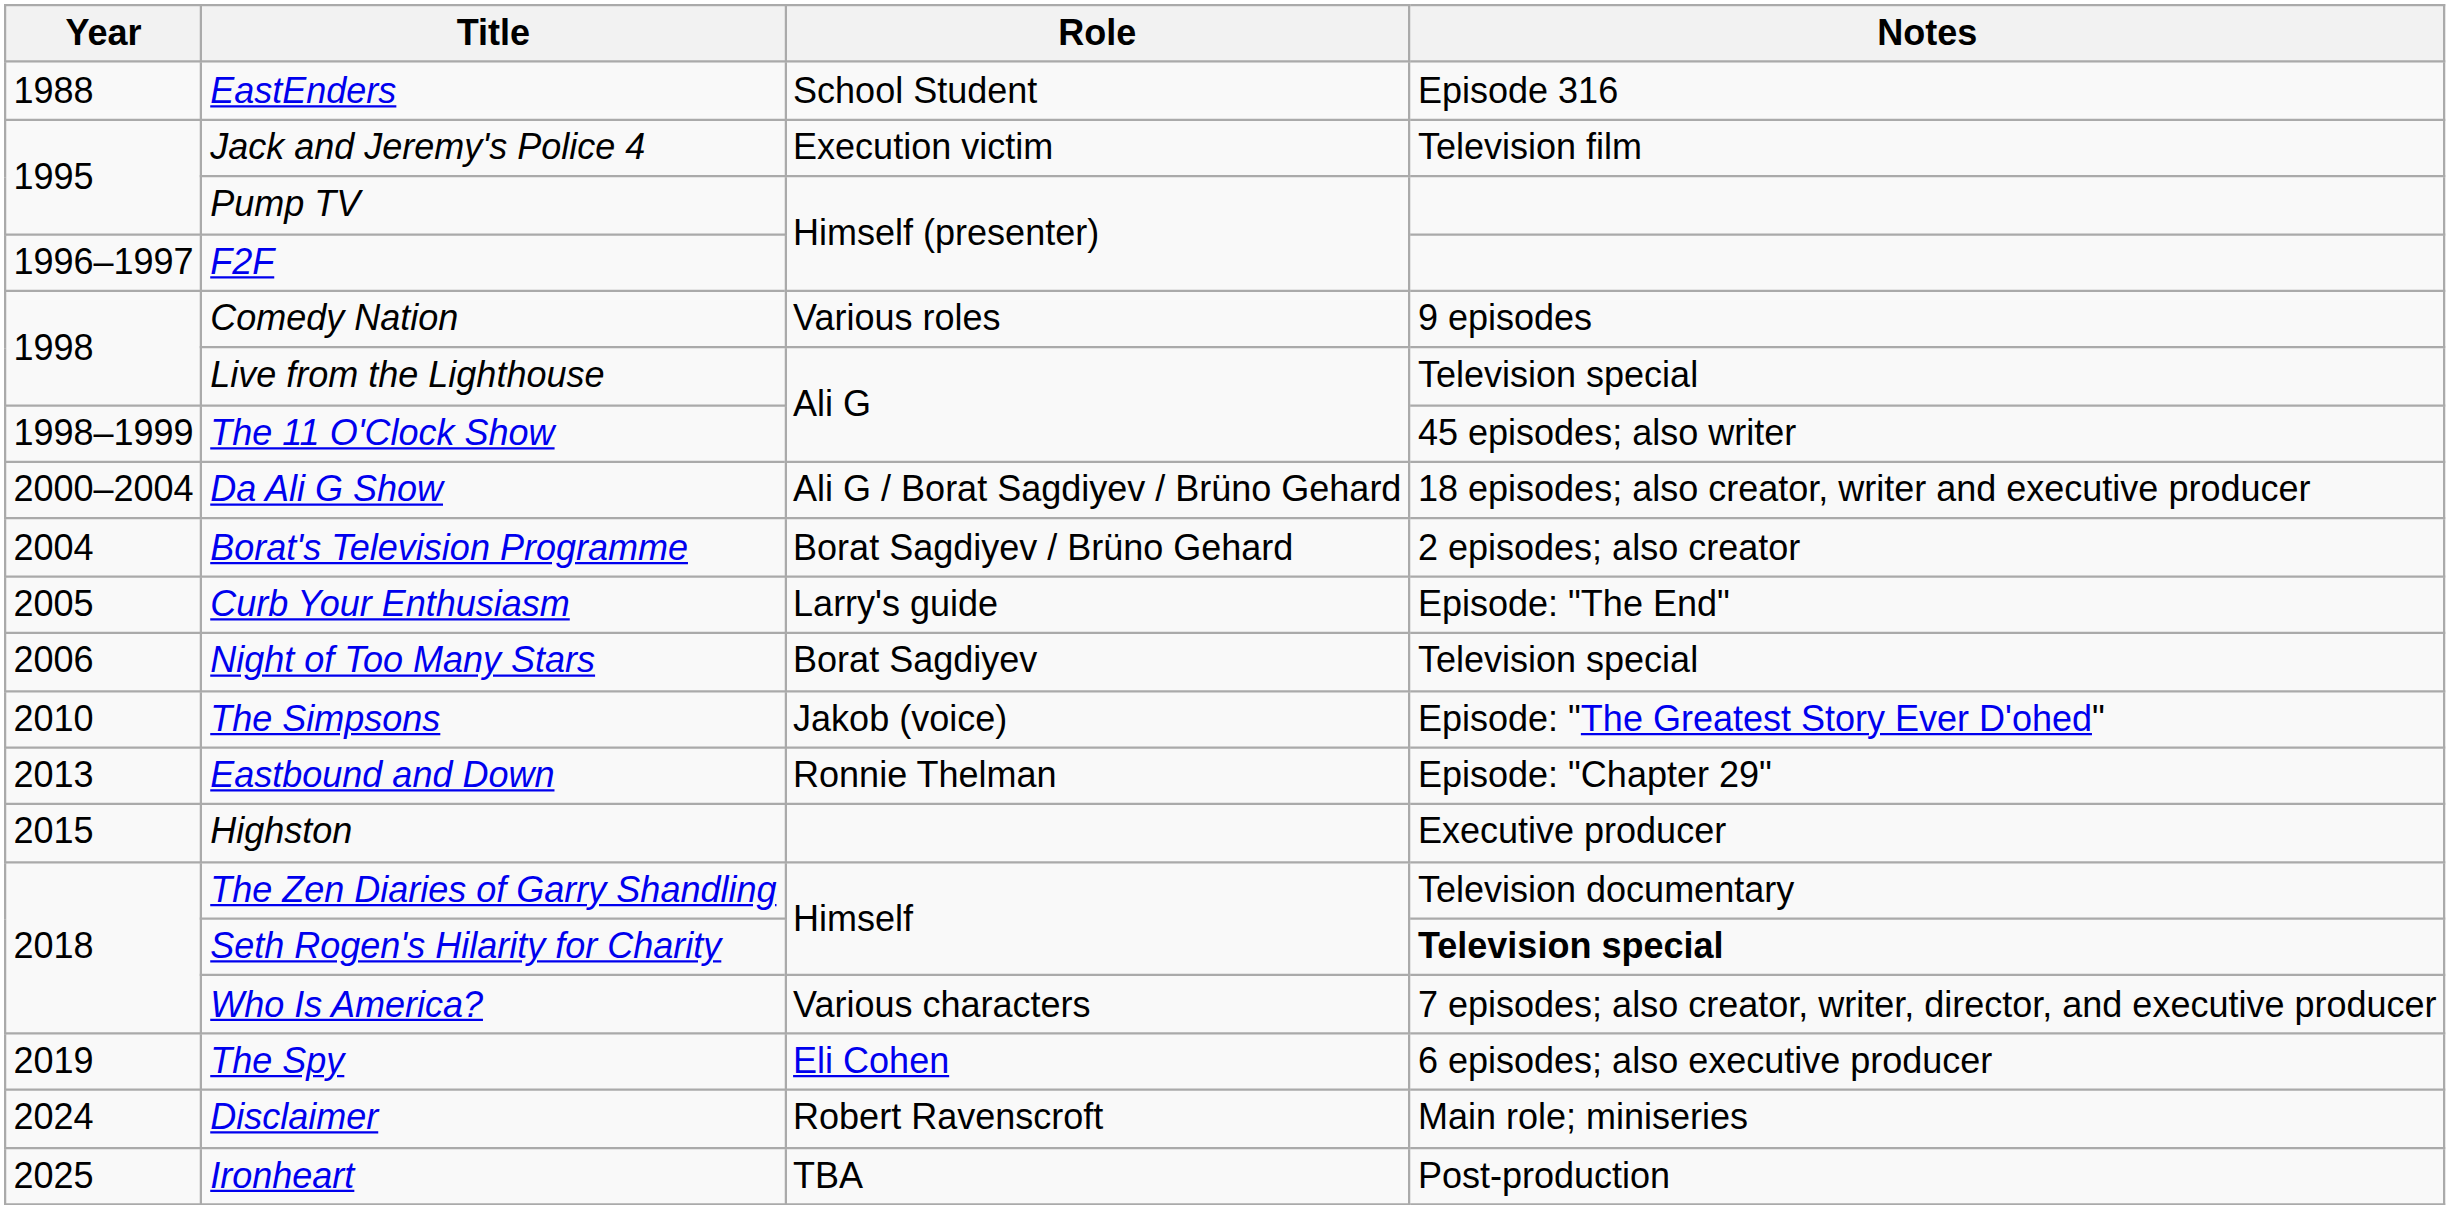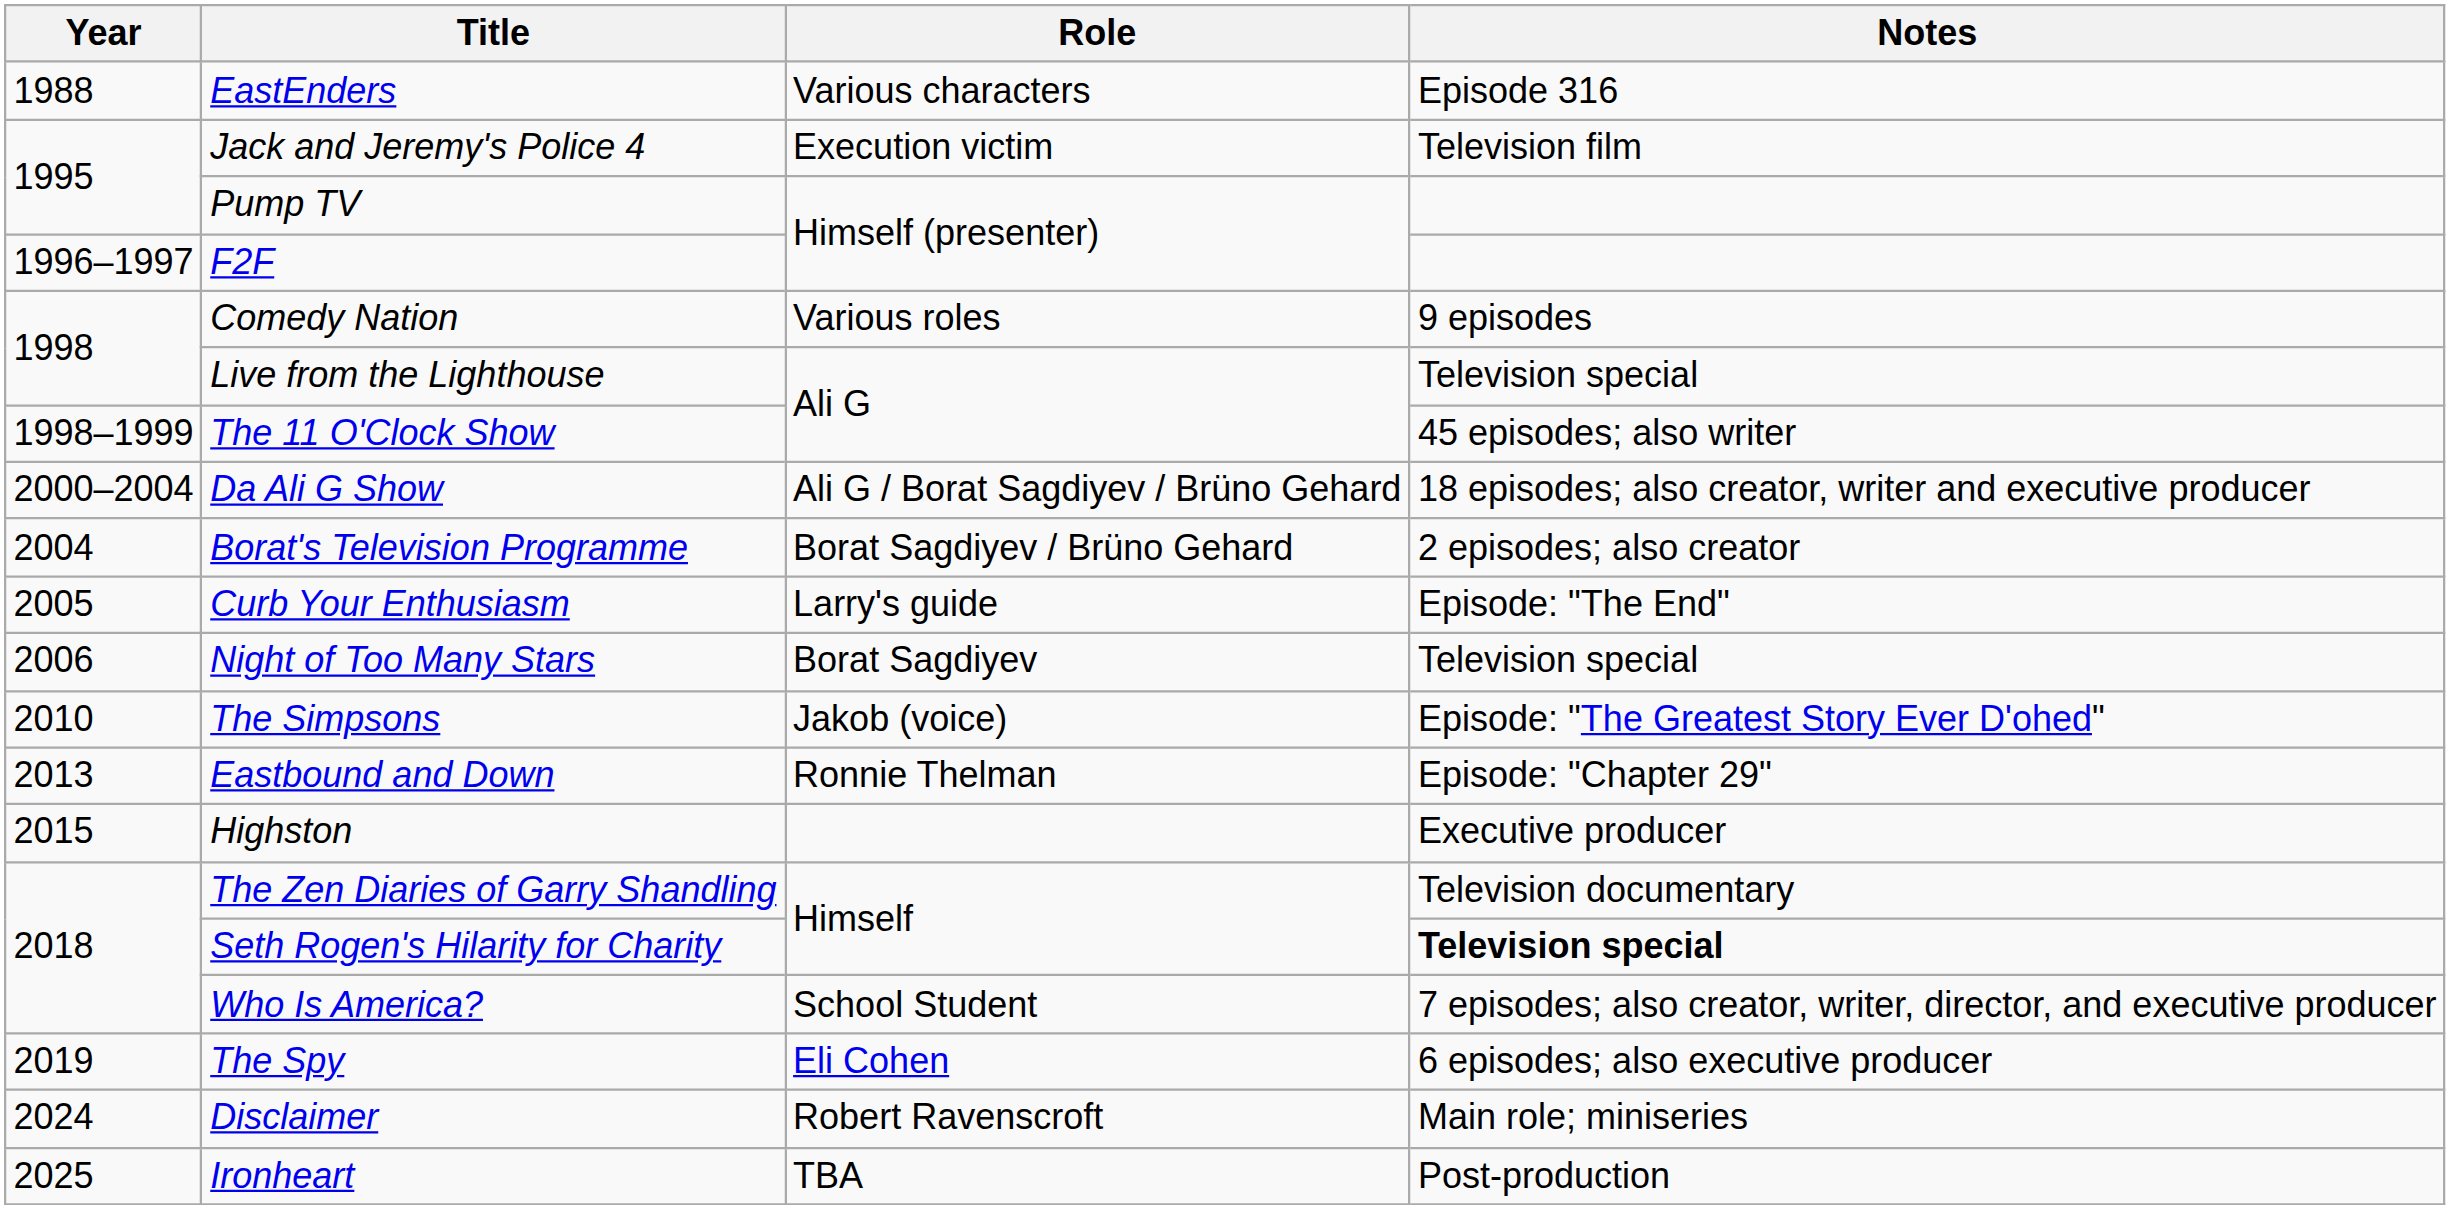(915, 90) School Student -> (942, 90) Various characters
(942, 1003) Various characters -> (915, 1003) School Student
